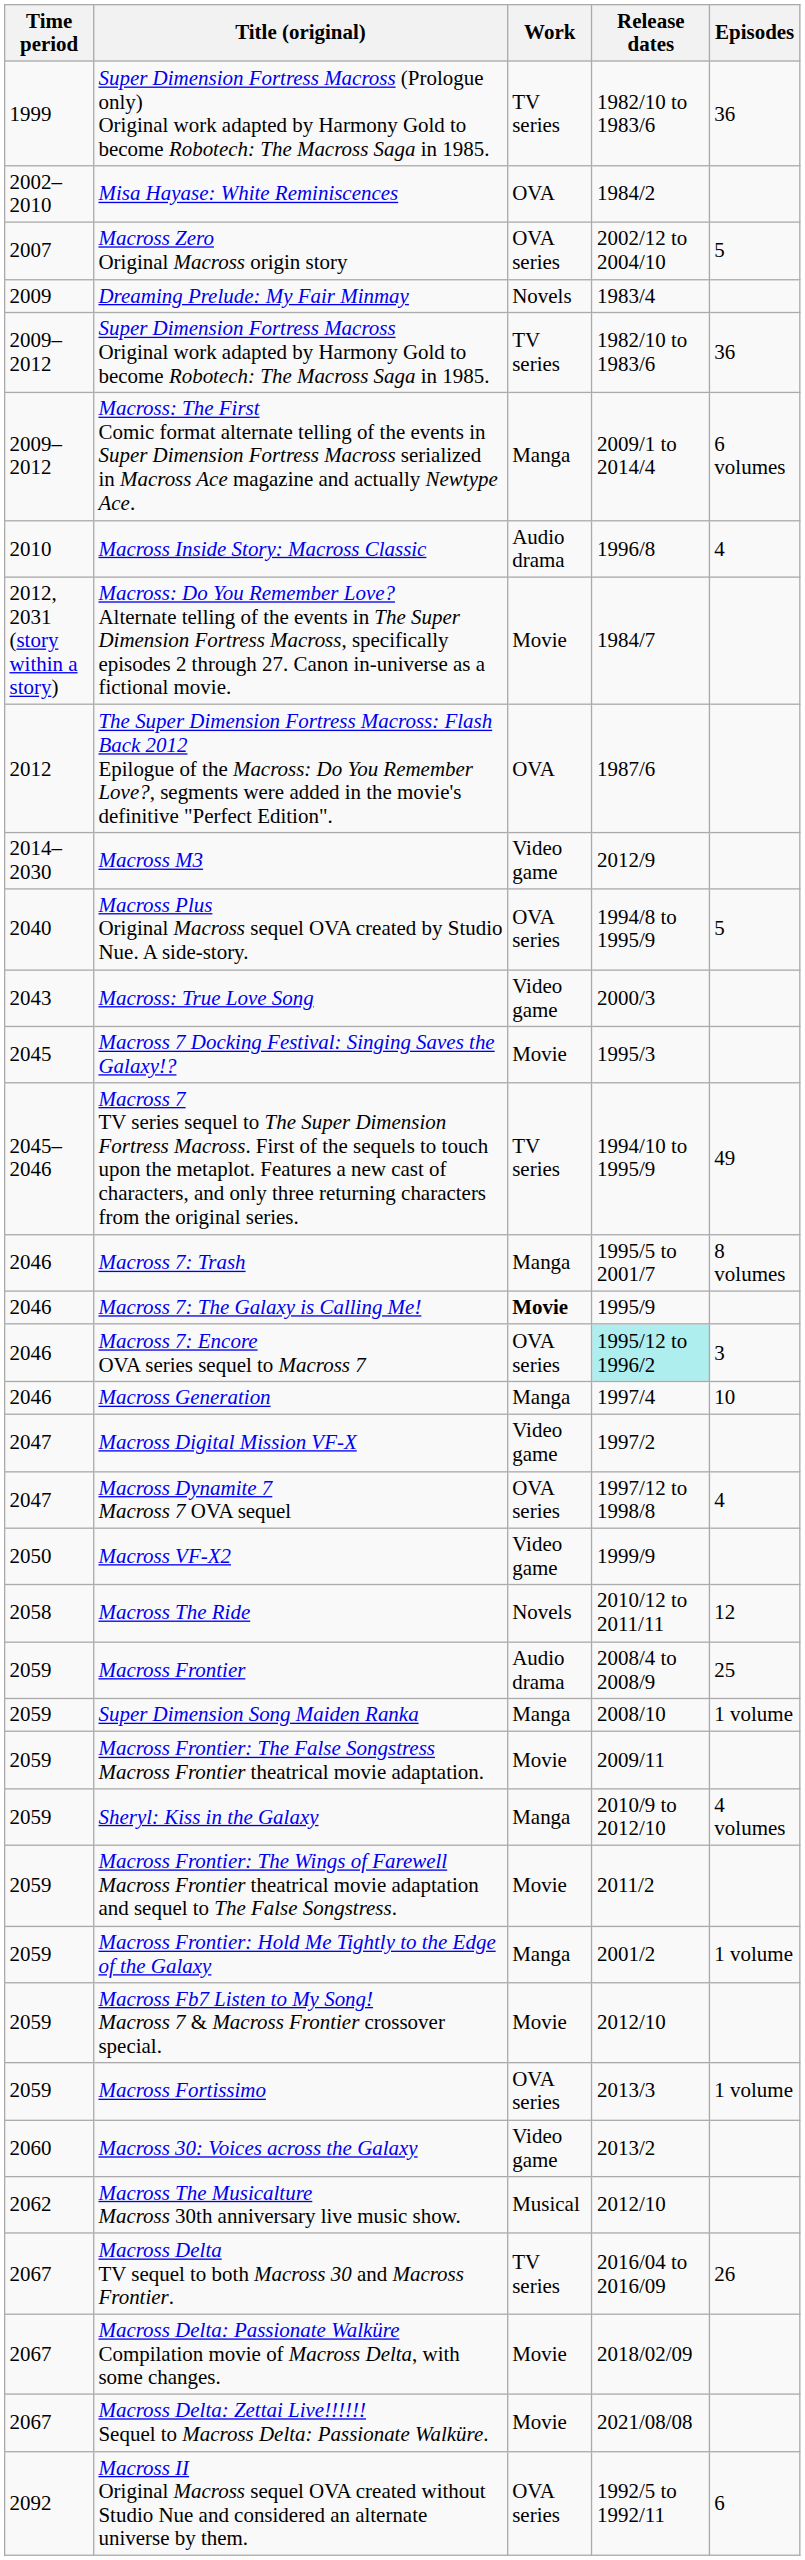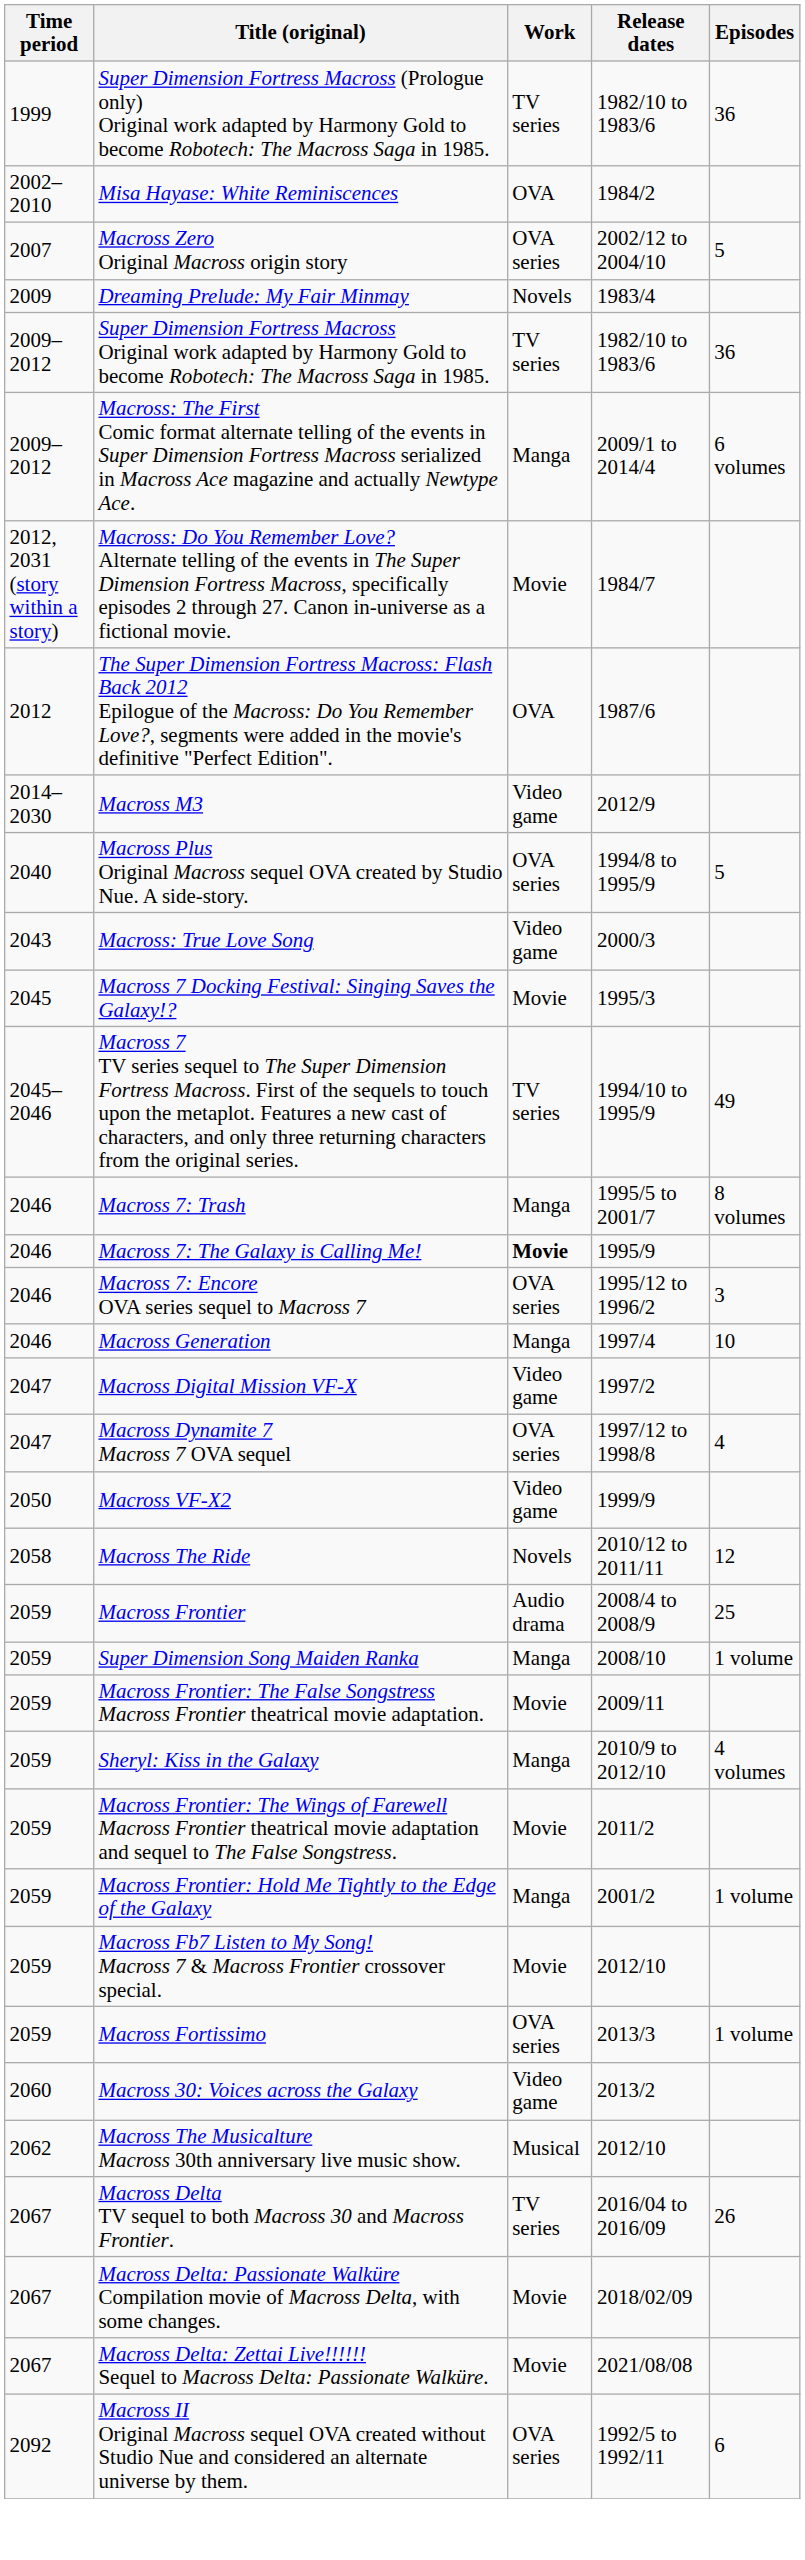- row: (262, 548)
(642, 1352) paleturquoise background -> (642, 1295) no background
